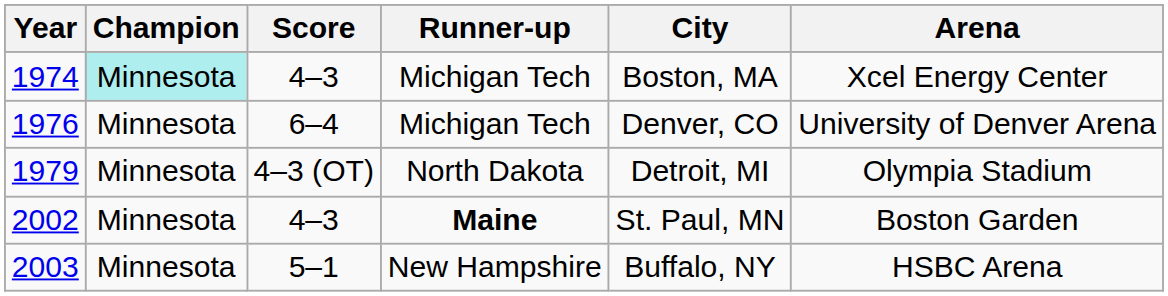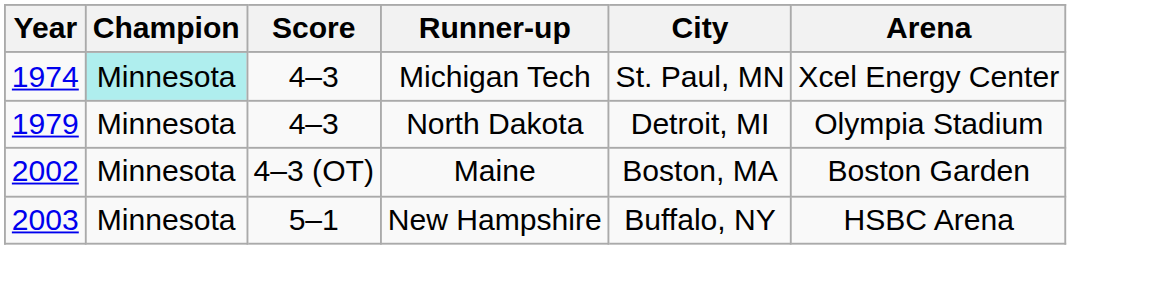(700, 76) Boston, MA -> (700, 76) St. Paul, MN
- row: (45, 123)
(314, 171) 4–3 (OT) -> (314, 123) 4–3
(314, 219) 4–3 -> (314, 171) 4–3 (OT)
(495, 219) bold -> (495, 171) normal
(700, 219) St. Paul, MN -> (700, 171) Boston, MA
